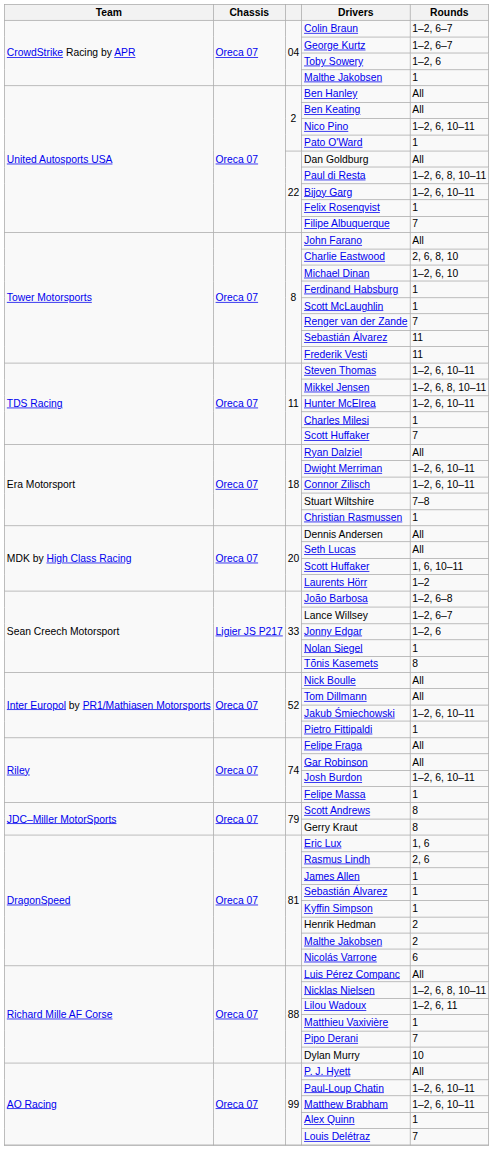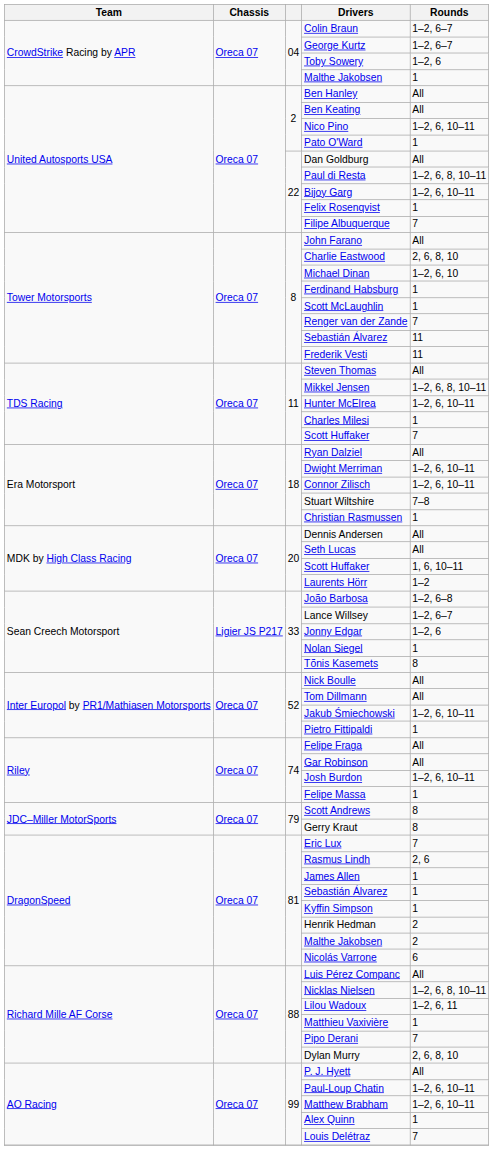(444, 371) 1–2, 6, 10–11 -> (418, 371) All
(421, 843) 1, 6 -> (415, 843) 7
(418, 1055) 10 -> (435, 1055) 2, 6, 8, 10
